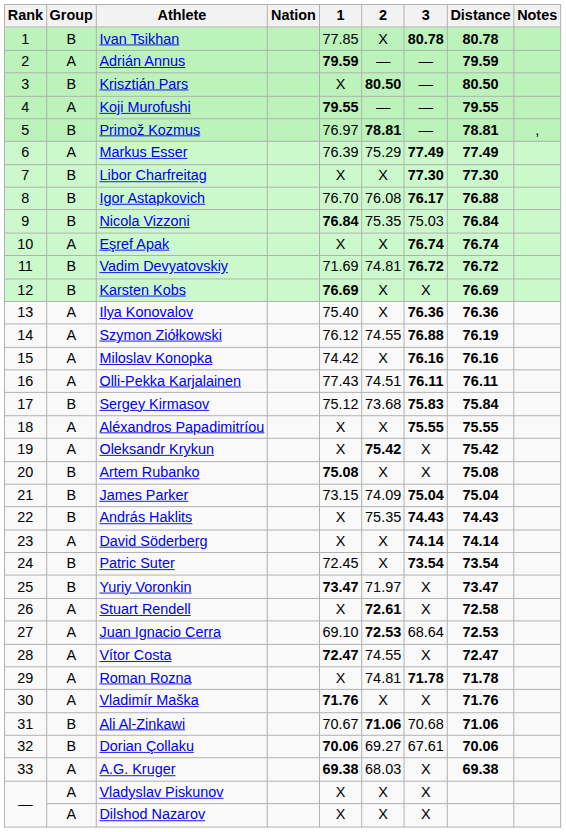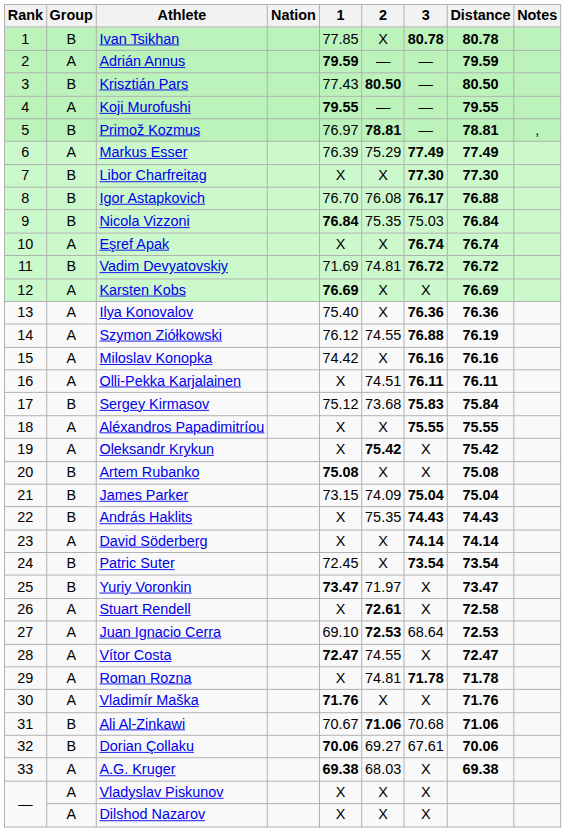(340, 84) X -> (340, 84) 77.43
(71, 289) B -> (71, 289) A
(340, 381) 77.43 -> (340, 381) X
